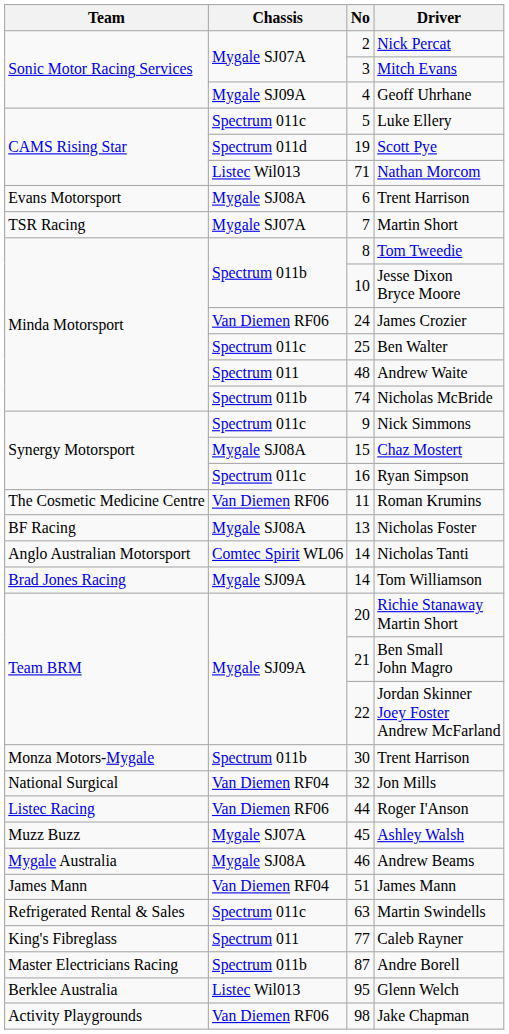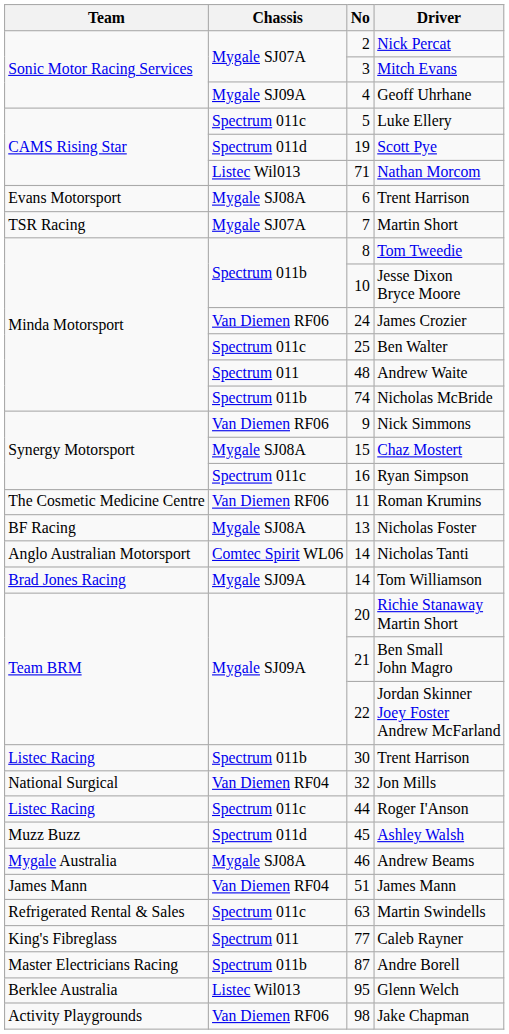(259, 424) Spectrum 011c -> (270, 424) Van Diemen RF06
(81, 757) Monza Motors-Mygale -> (52, 757) Listec Racing
(270, 809) Van Diemen RF06 -> (259, 809) Spectrum 011c
(259, 835) Mygale SJ07A -> (259, 835) Spectrum 011d
